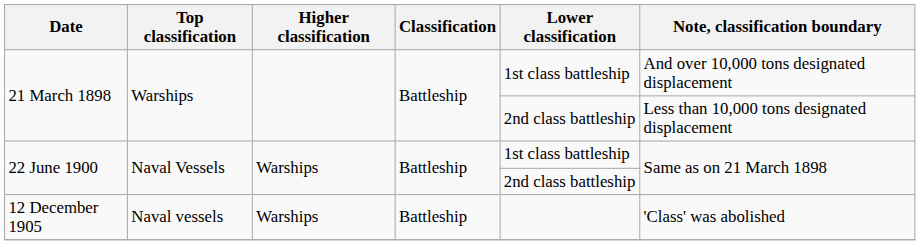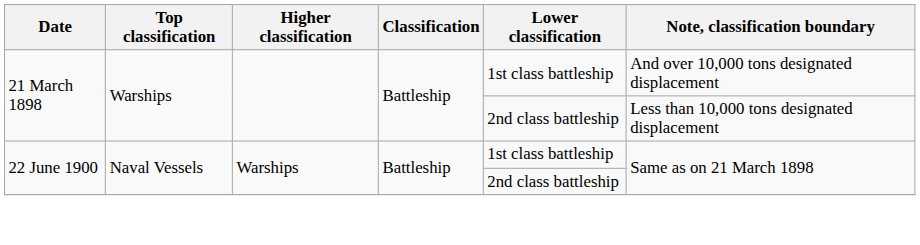- row: (53, 217)
